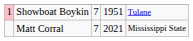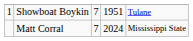(9, 12) pink background -> (9, 12) no background
(113, 28) 2021 -> (113, 28) 2024
